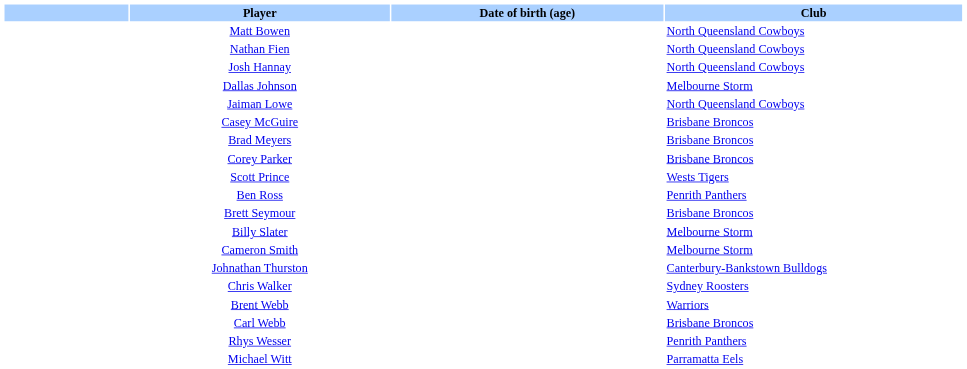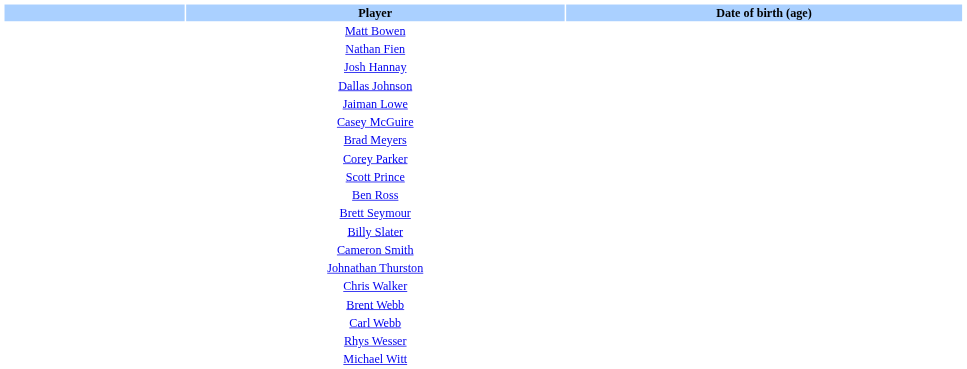- column: (814, 12)
